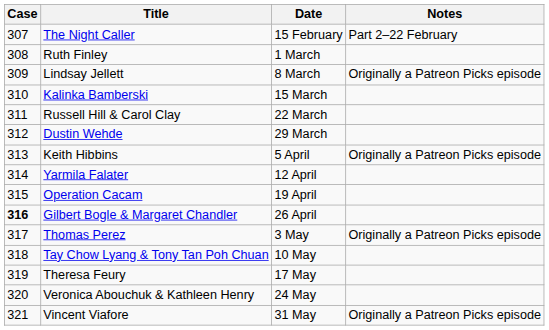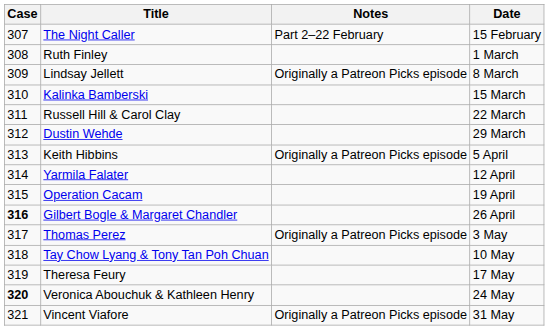columns swapped: (309, 14) <-> (445, 14)
(18, 295) normal -> (18, 295) bold
